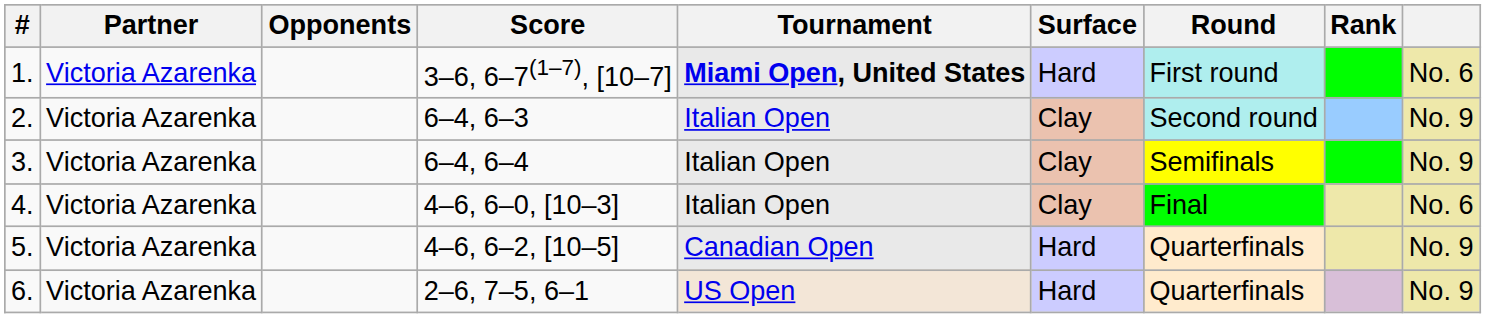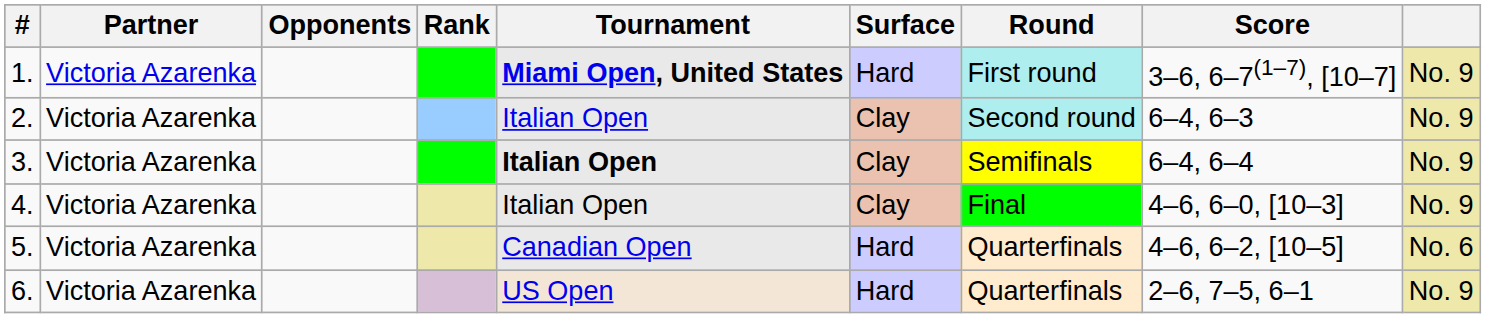columns swapped: (1363, 25) <-> (548, 25)
(1441, 72) No. 6 -> (1441, 72) No. 9
(757, 161) normal -> (580, 161) bold
(1441, 204) No. 6 -> (1441, 204) No. 9
(1441, 247) No. 9 -> (1441, 247) No. 6
